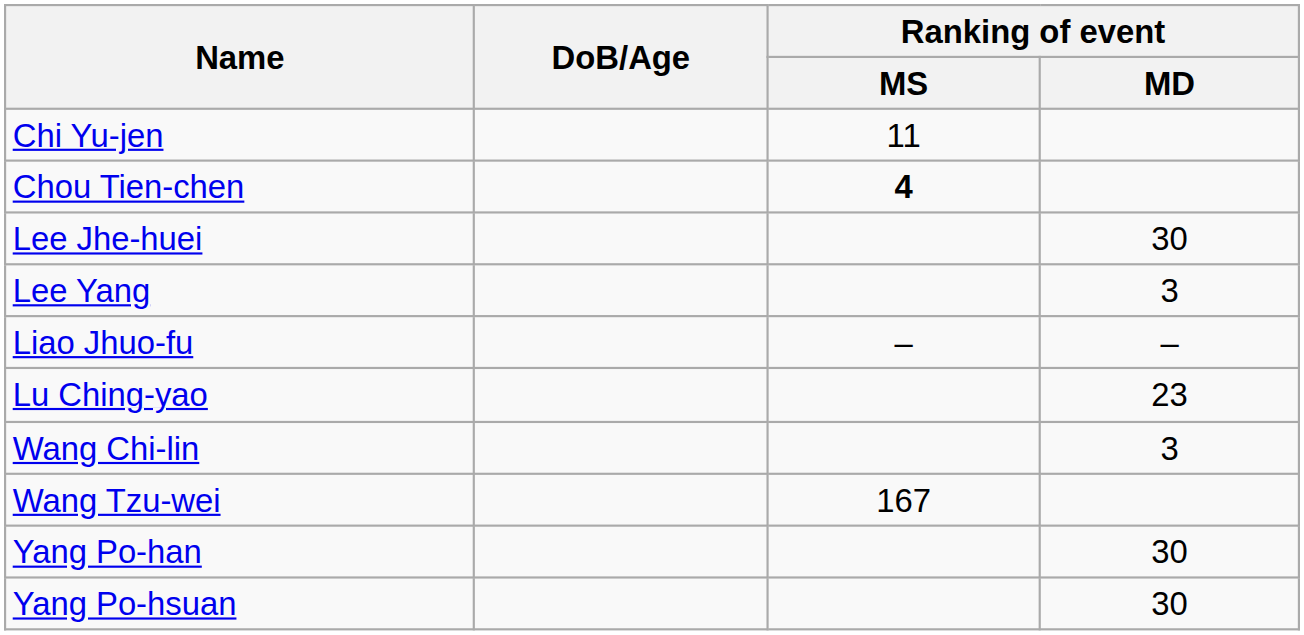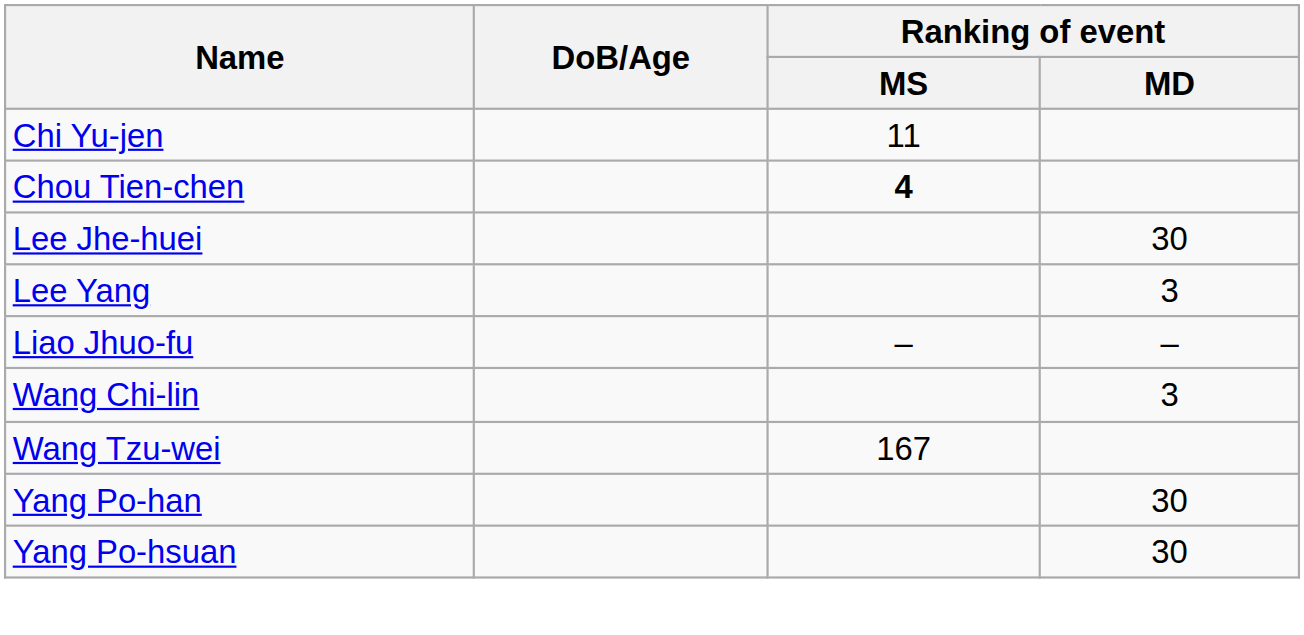- row: (110, 395)
